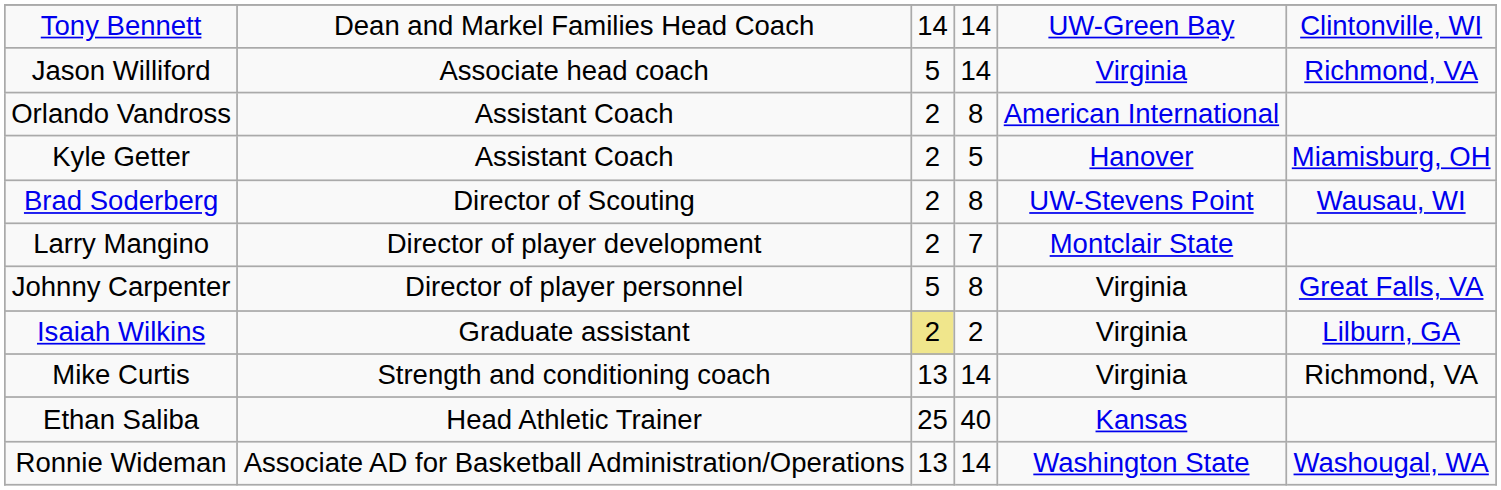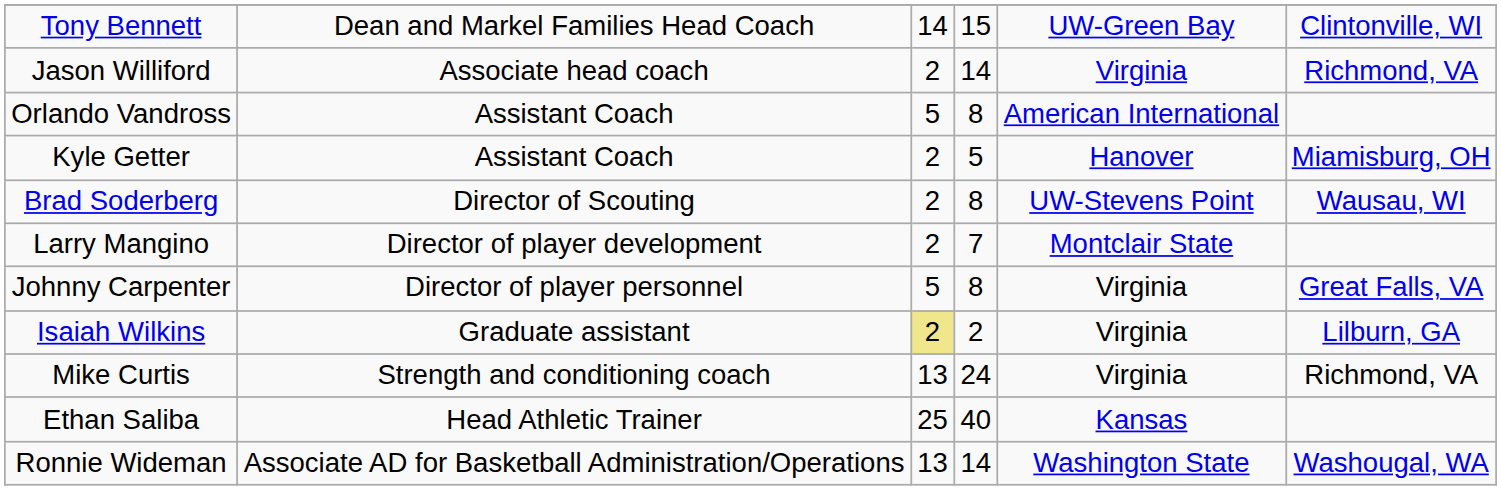(976, 26) 14 -> (976, 26) 15
(932, 69) 5 -> (932, 69) 2
(932, 113) 2 -> (932, 113) 5
(976, 375) 14 -> (976, 375) 24
